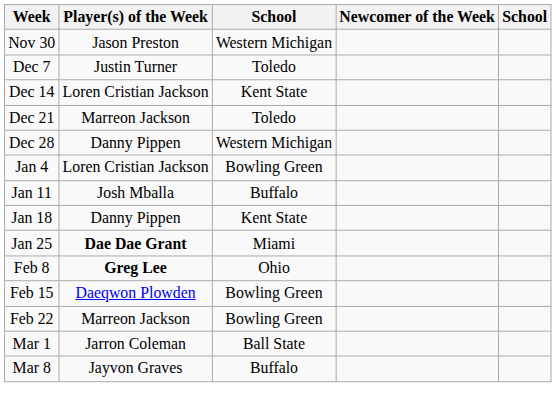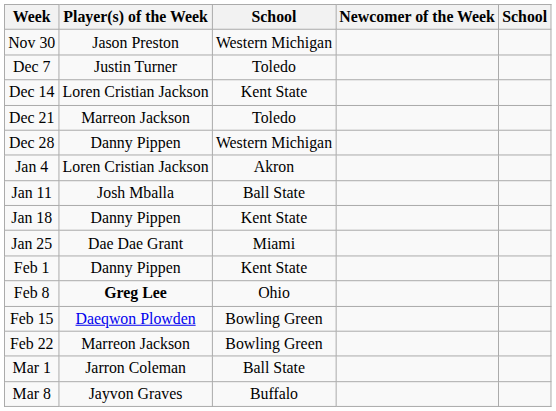(274, 167) Bowling Green -> (274, 167) Akron
(274, 192) Buffalo -> (274, 192) Ball State
(136, 243) bold -> (136, 243) normal
+ row: (32, 268)
